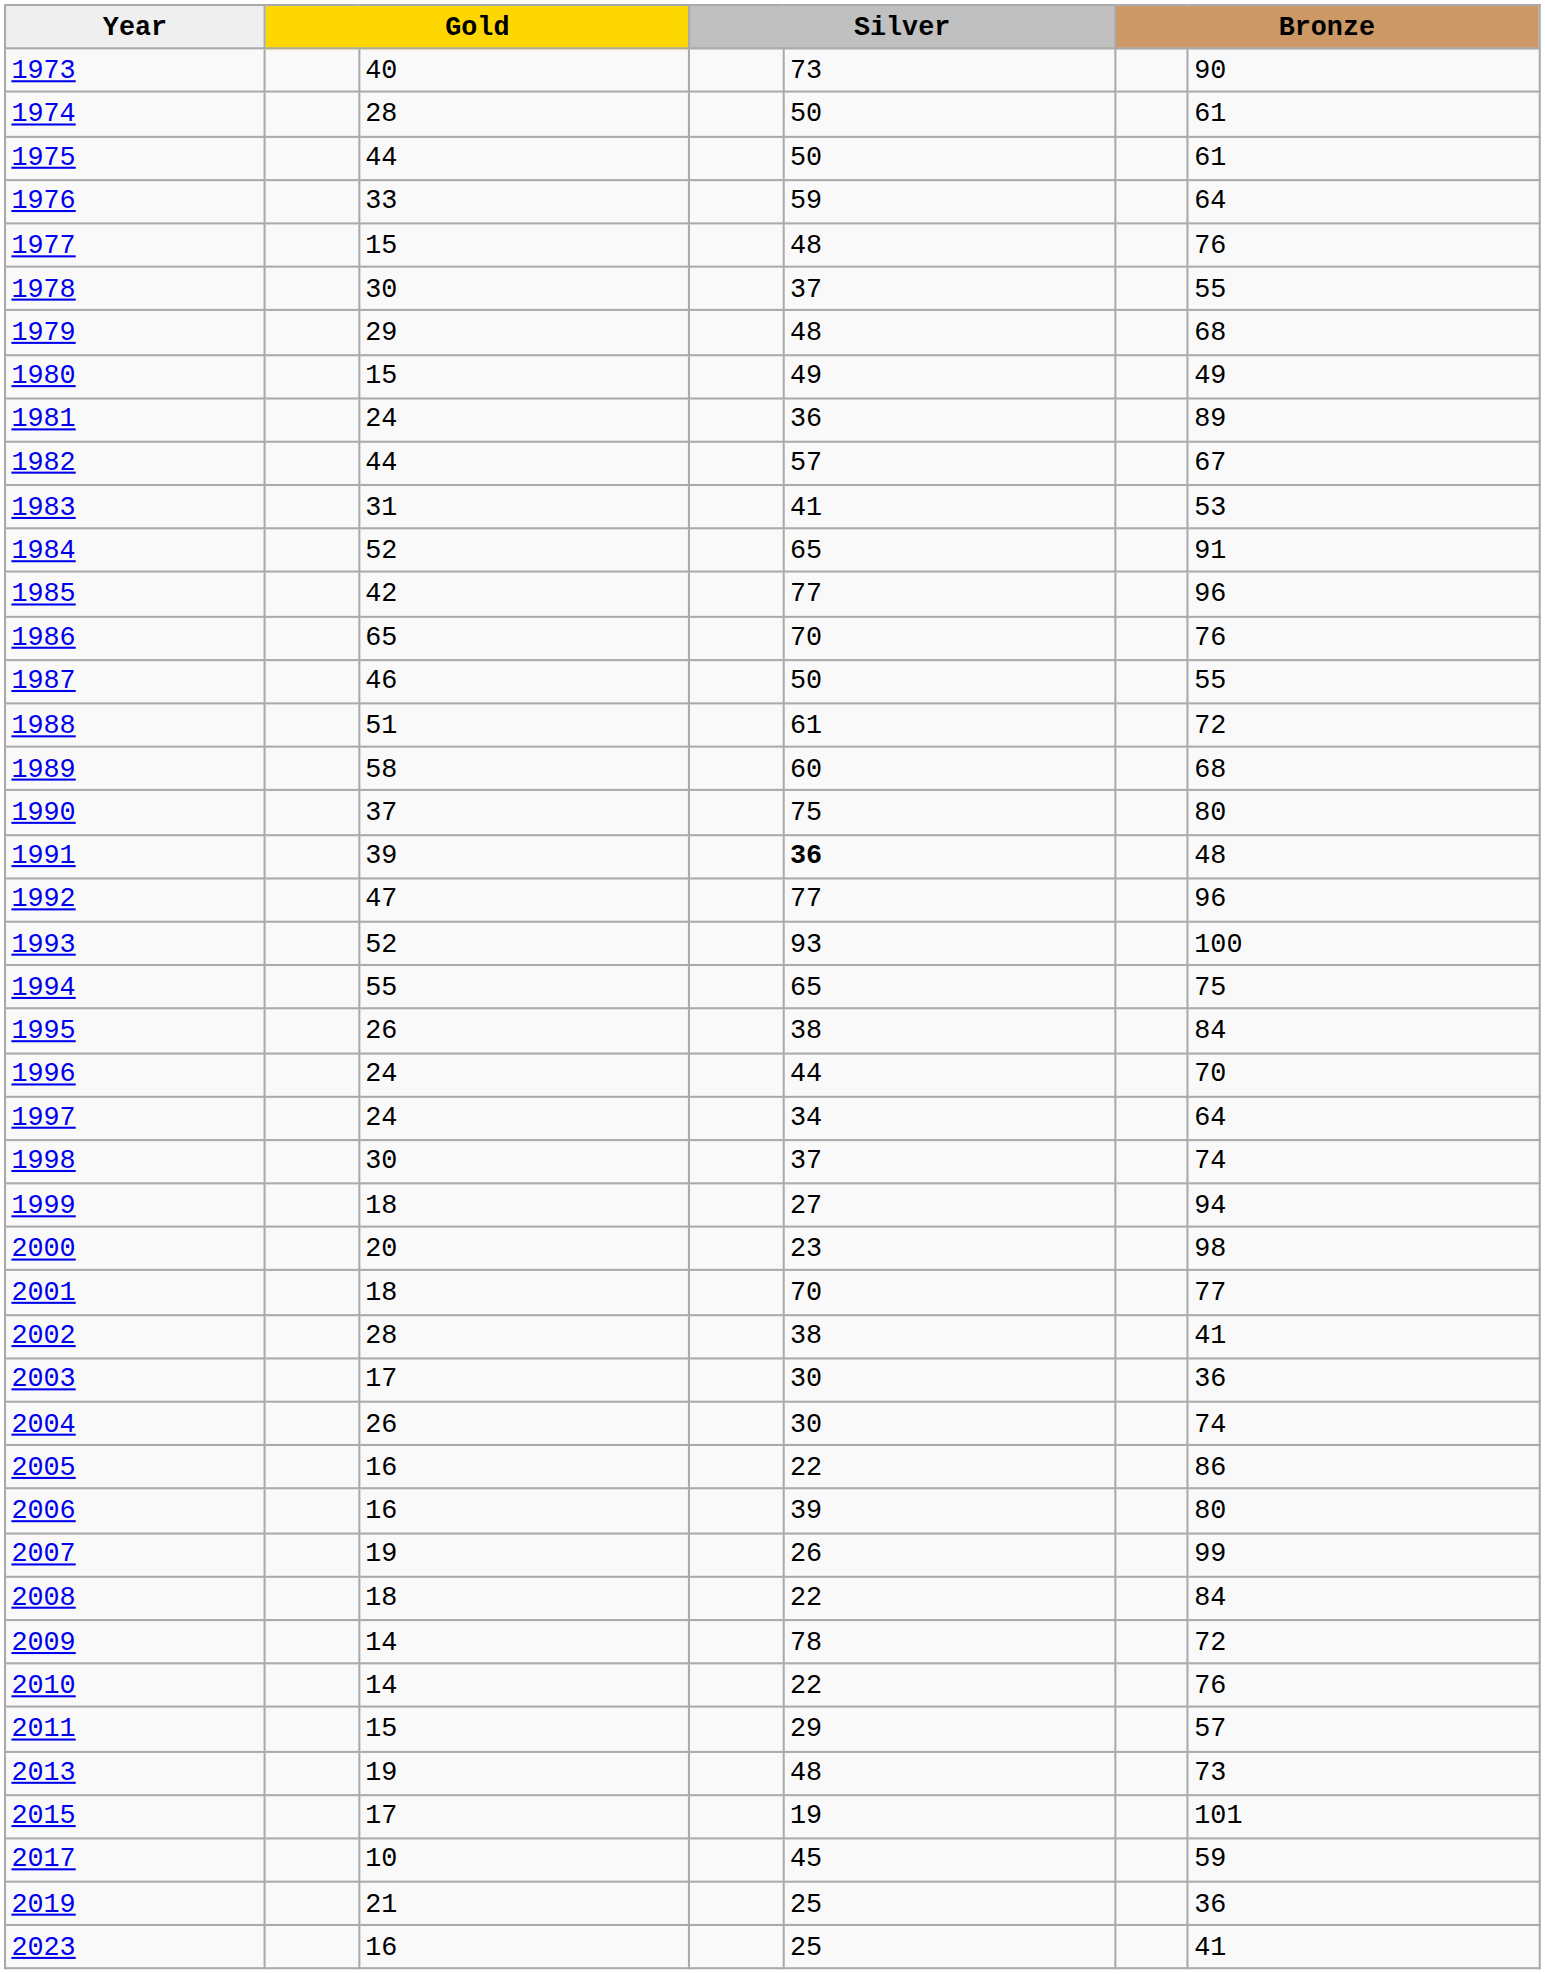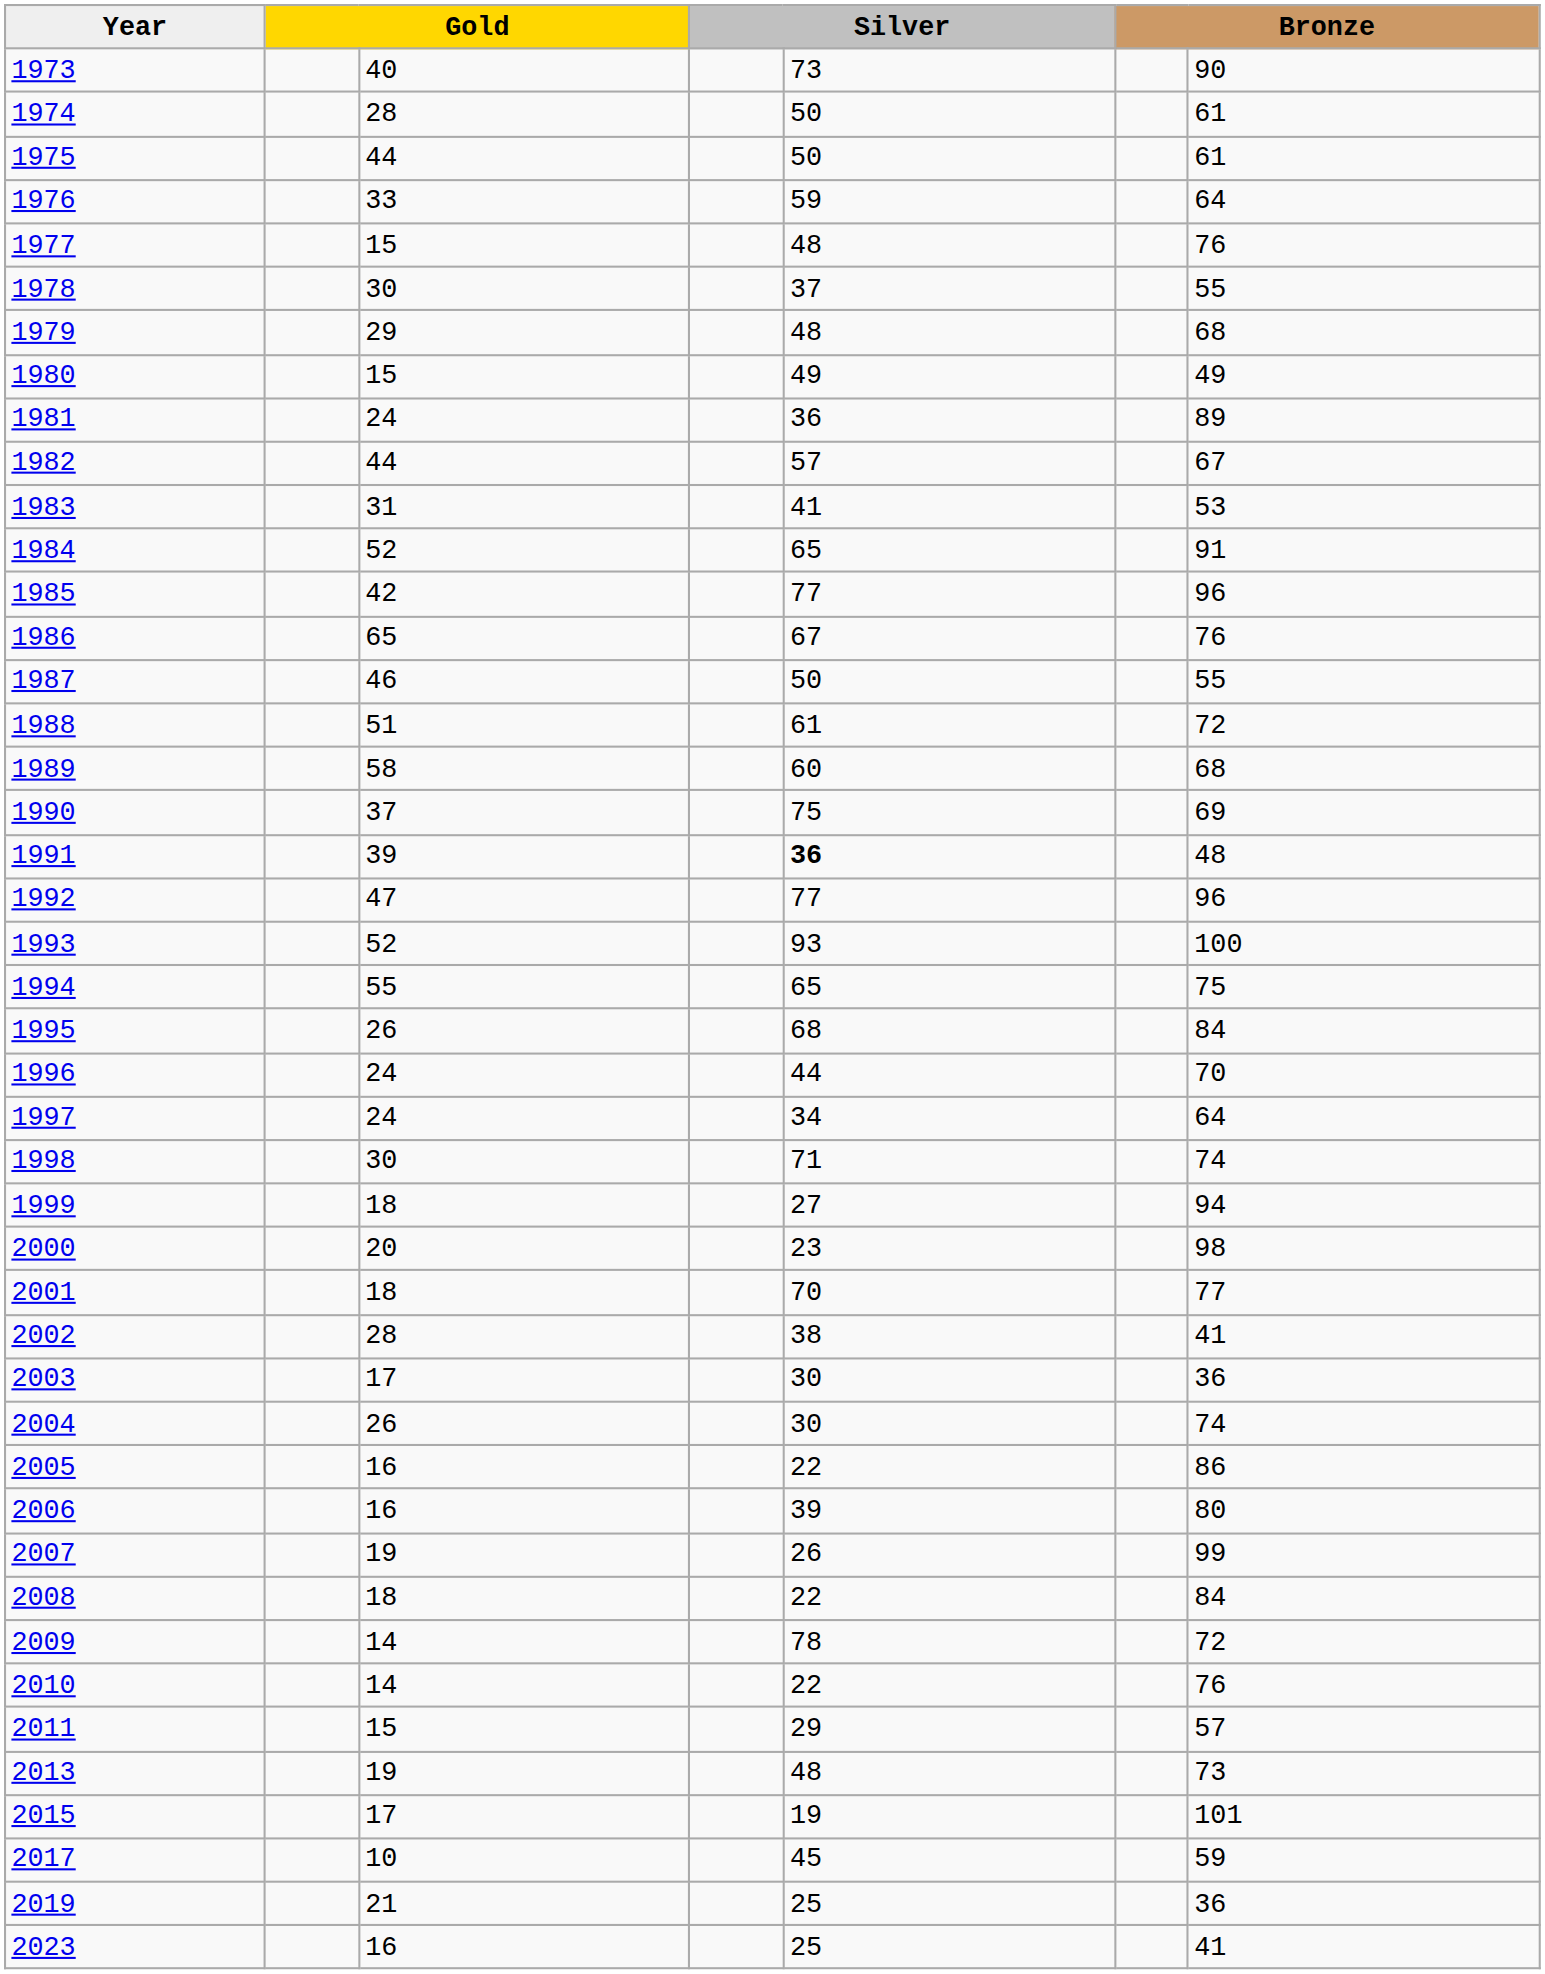(806, 638) 70 -> (806, 638) 67
(1210, 812) 80 -> (1210, 812) 69
(806, 1031) 38 -> (806, 1031) 68
(806, 1162) 37 -> (806, 1162) 71
